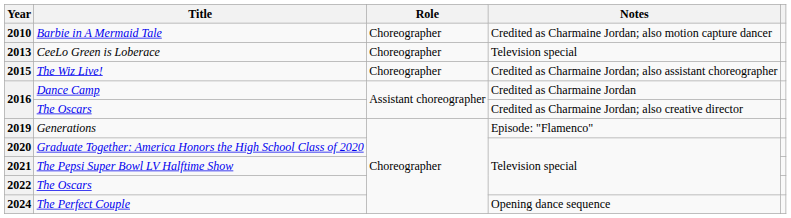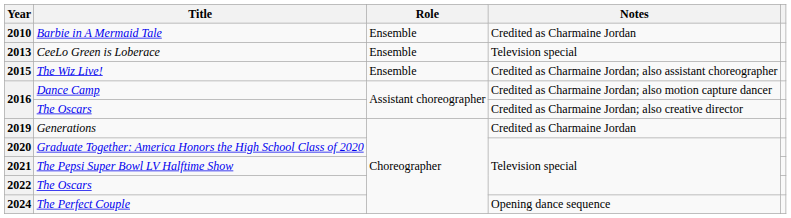(405, 33) Choreographer -> (393, 33) Ensemble
(631, 33) Credited as Charmaine Jordan; also motion capture dancer -> (564, 33) Credited as Charmaine Jordan
(405, 52) Choreographer -> (393, 52) Ensemble
(405, 71) Choreographer -> (393, 71) Ensemble
(564, 90) Credited as Charmaine Jordan -> (631, 90) Credited as Charmaine Jordan; also motion capture dancer
(542, 128) Episode: "Flamenco" -> (564, 128) Credited as Charmaine Jordan
